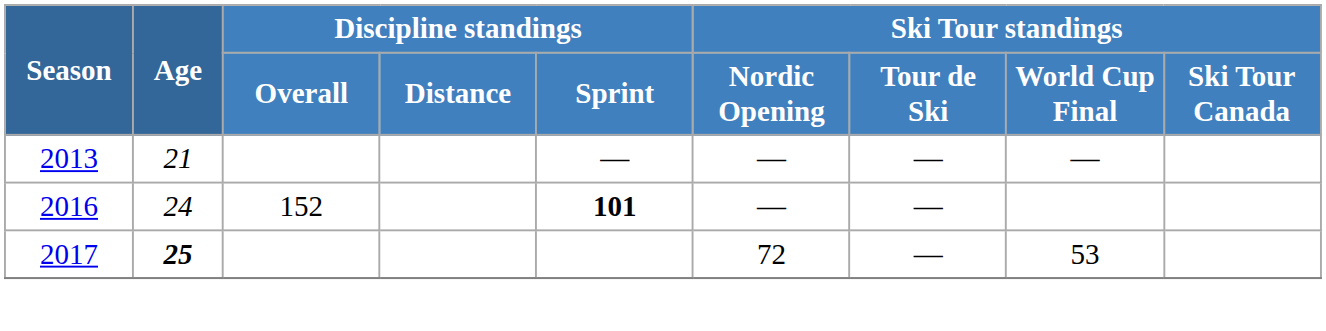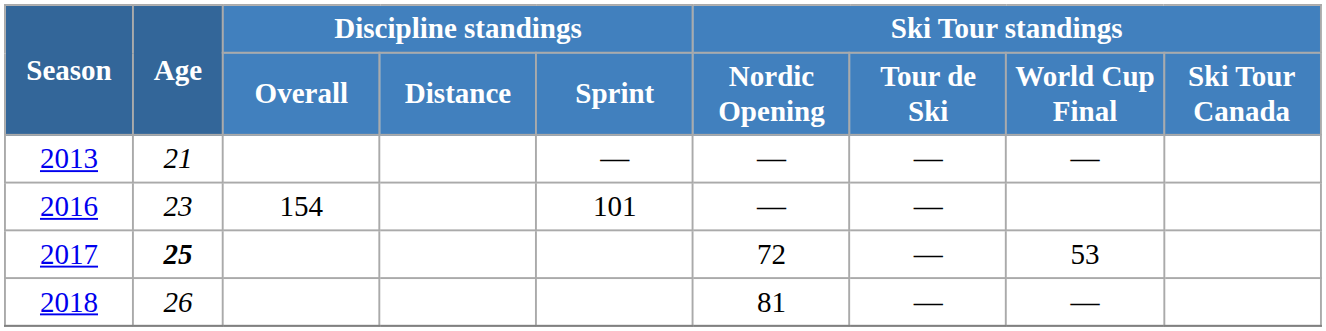(178, 206) 24 -> (178, 206) 23
(301, 206) 152 -> (301, 206) 154
(615, 206) bold -> (615, 206) normal
+ row: (69, 302)
